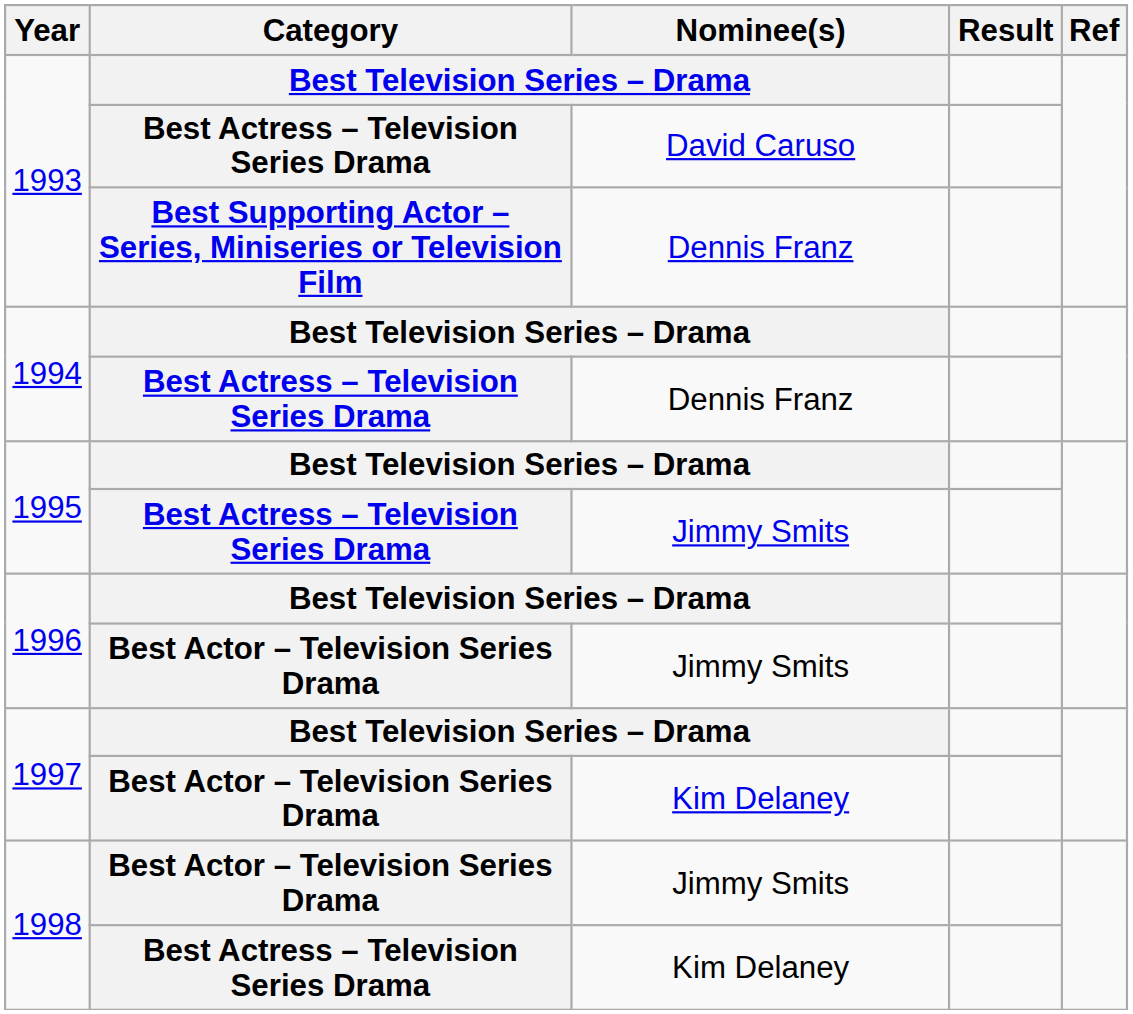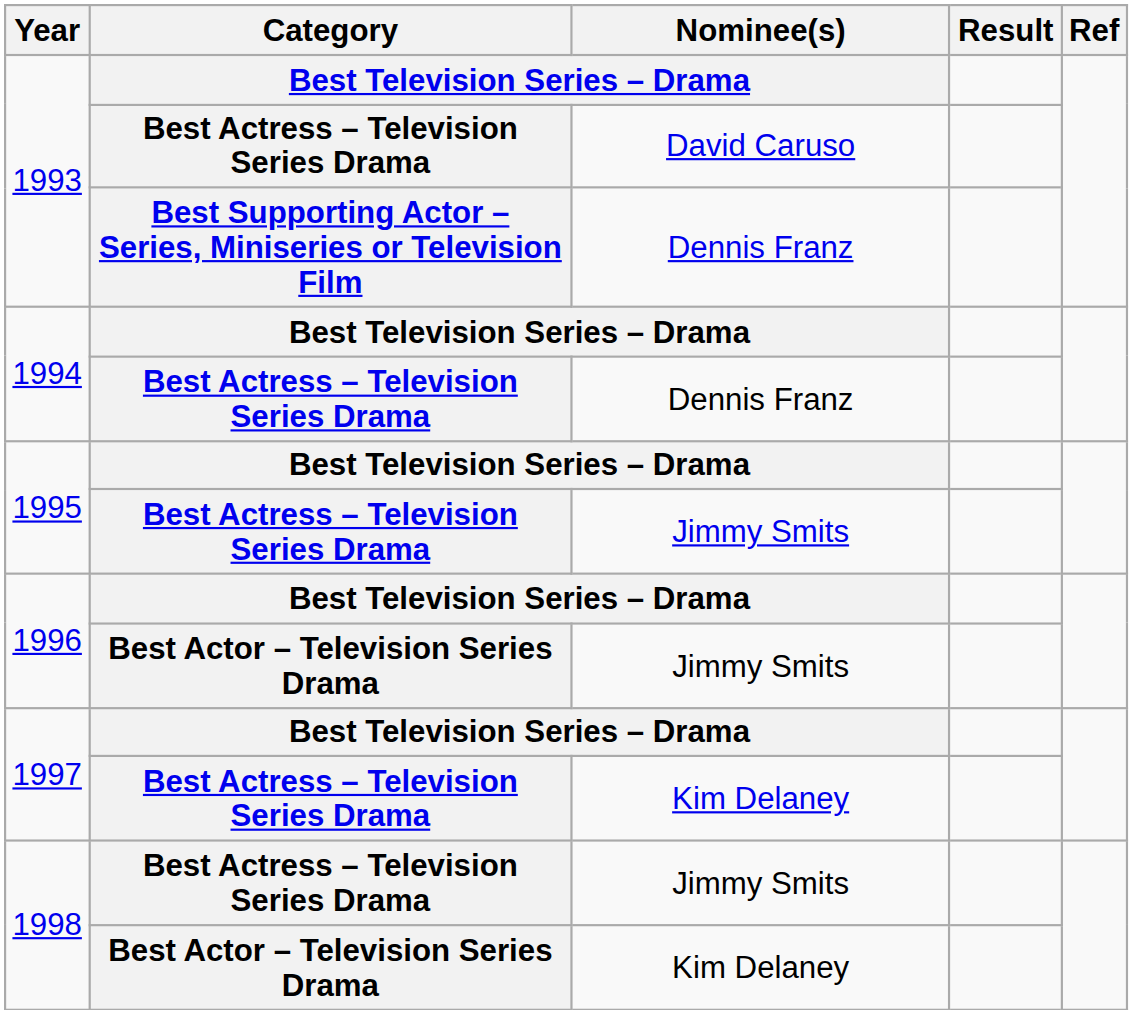(330, 799) Best Actor – Television Series Drama -> (330, 799) Best Actress – Television Series Drama
(330, 883) Best Actor – Television Series Drama -> (330, 883) Best Actress – Television Series Drama
(330, 967) Best Actress – Television Series Drama -> (330, 967) Best Actor – Television Series Drama
